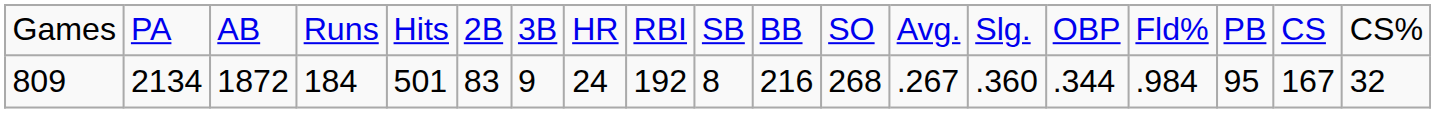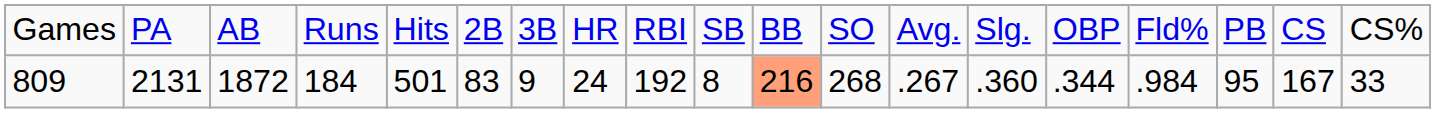(167, 81) 2134 -> (167, 81) 2131
(786, 81) no background -> (786, 81) lightsalmon background
(1368, 81) 32 -> (1368, 81) 33
